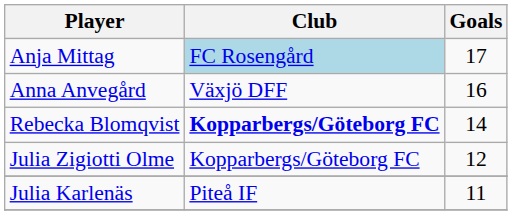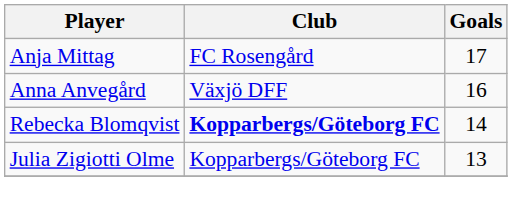(251, 55) lightblue background -> (251, 55) no background
(476, 158) 12 -> (476, 158) 13
- row: (71, 192)
